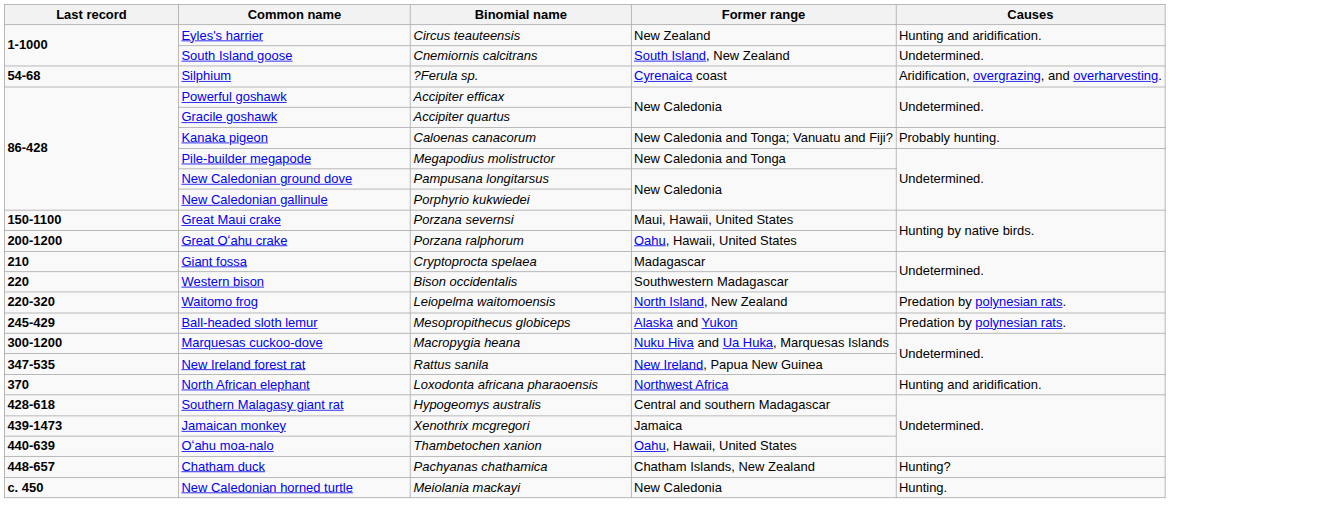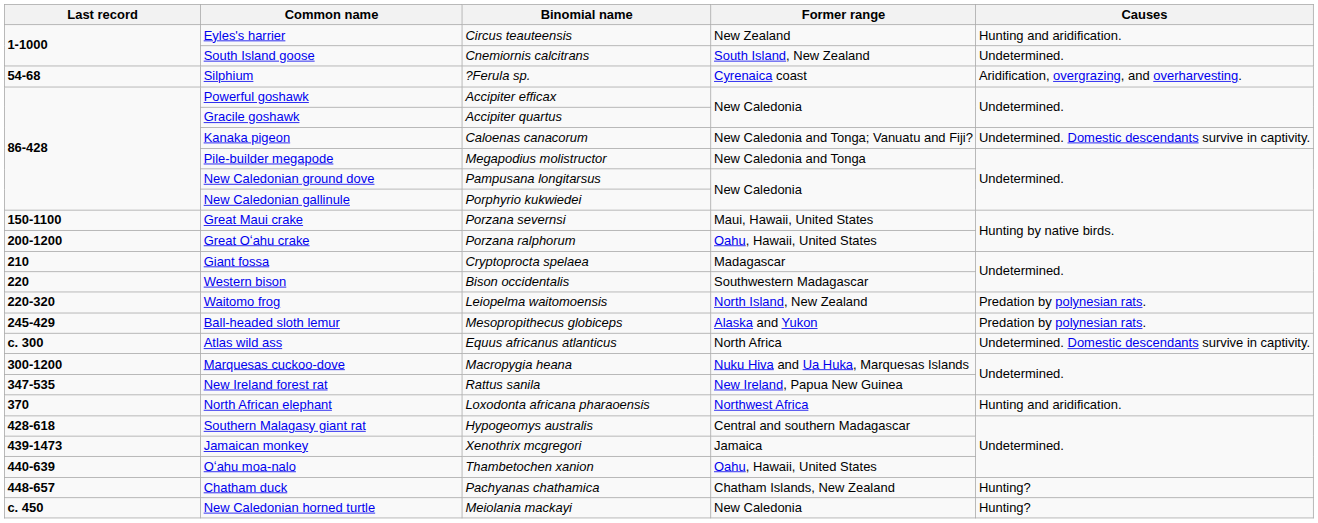(949, 138) Probably hunting. -> (1144, 138) Undetermined. Domestic descendants survive in captivity.
+ row: (243, 343)
(923, 487) Hunting. -> (1005, 508) Hunting?
